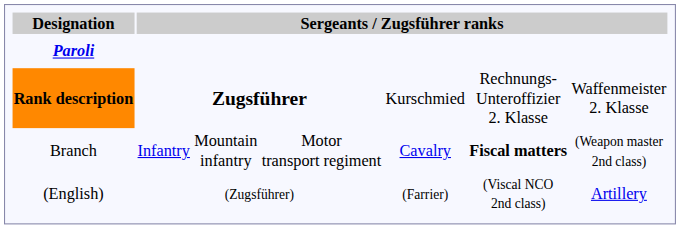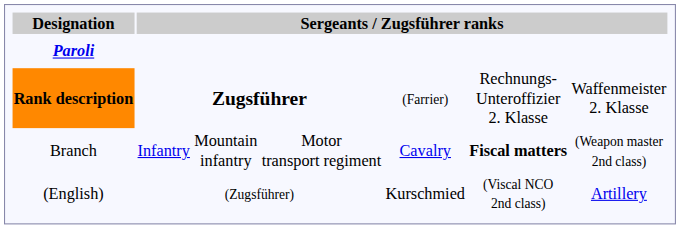(425, 98) Kurschmied -> (425, 99) (Farrier)
(425, 194) (Farrier) -> (425, 193) Kurschmied
